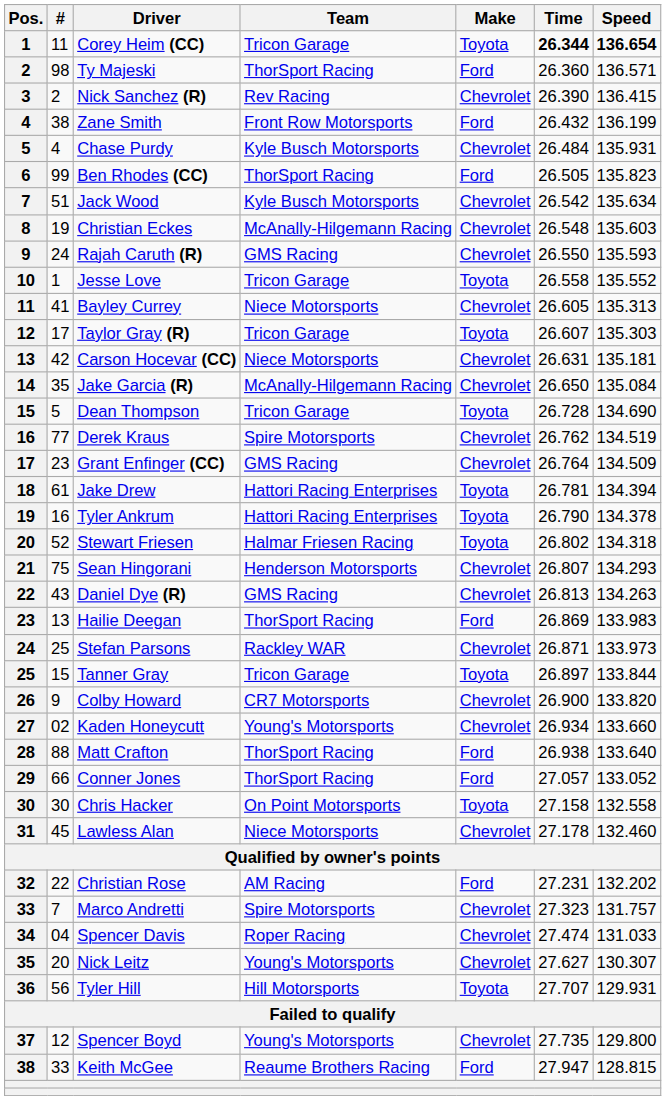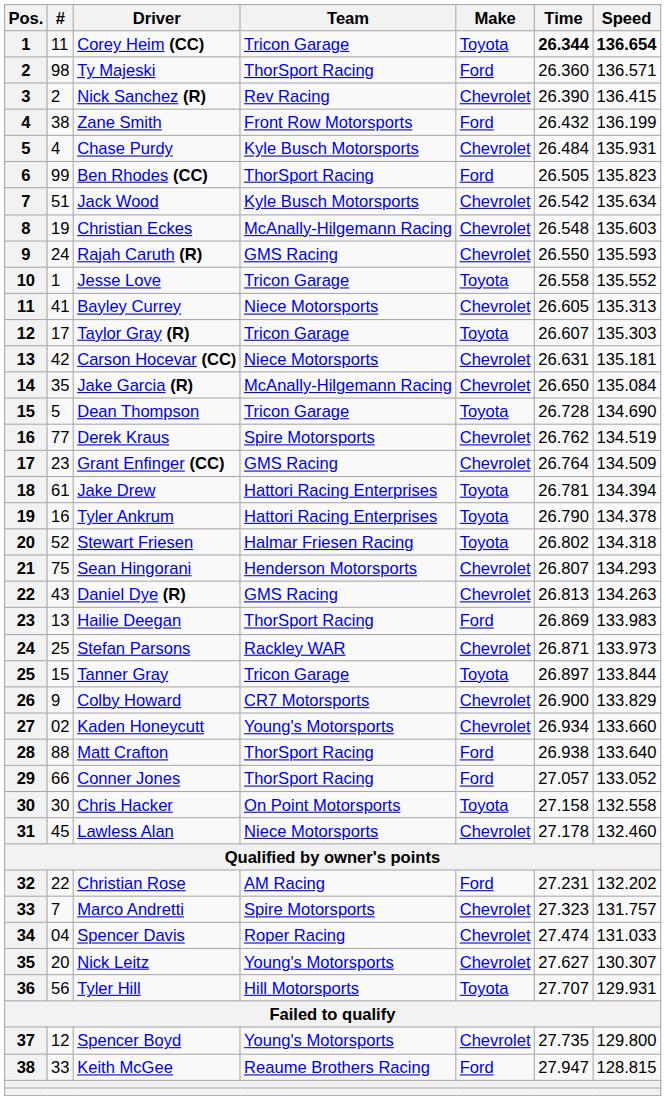(626, 700) 133.820 -> (626, 700) 133.829
